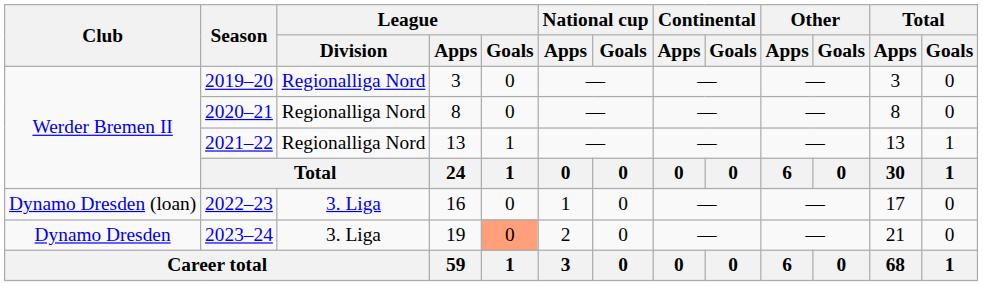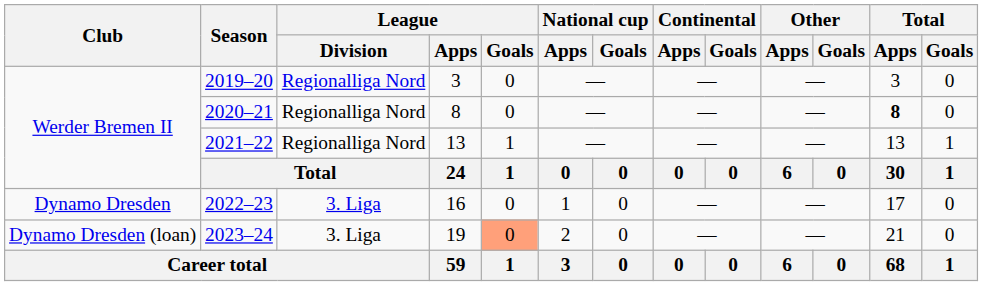(895, 111) normal -> (895, 111) bold
(103, 204) Dynamo Dresden (loan) -> (103, 204) Dynamo Dresden
(103, 234) Dynamo Dresden -> (103, 234) Dynamo Dresden (loan)
